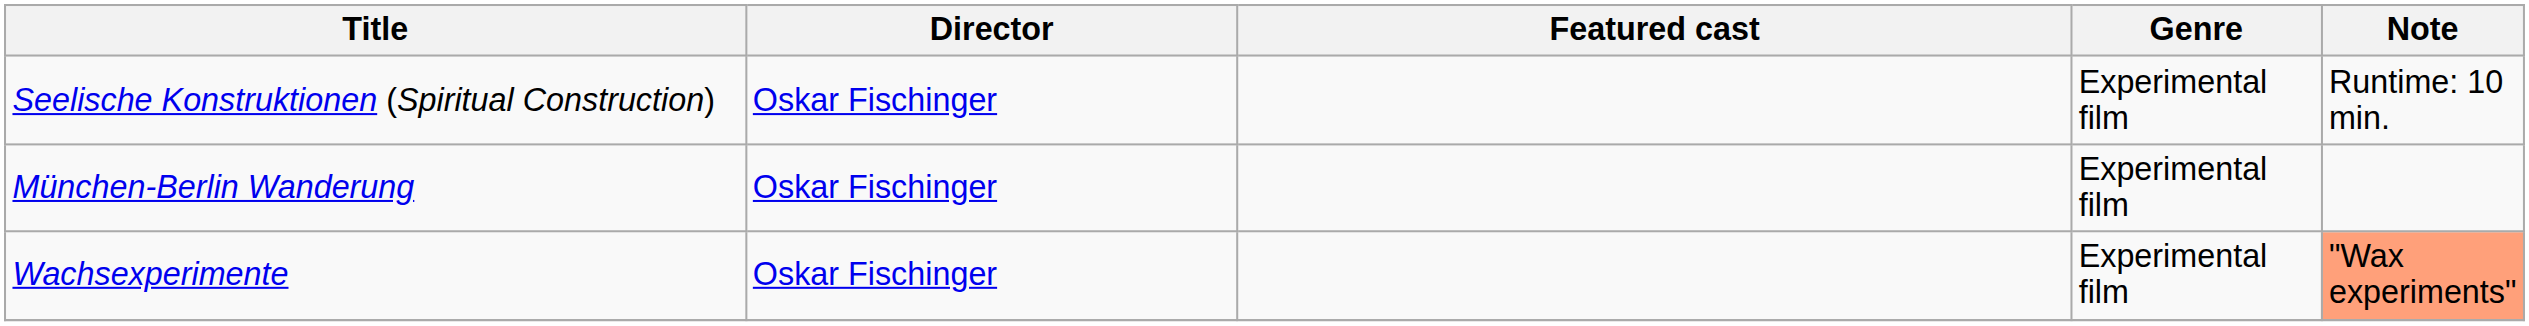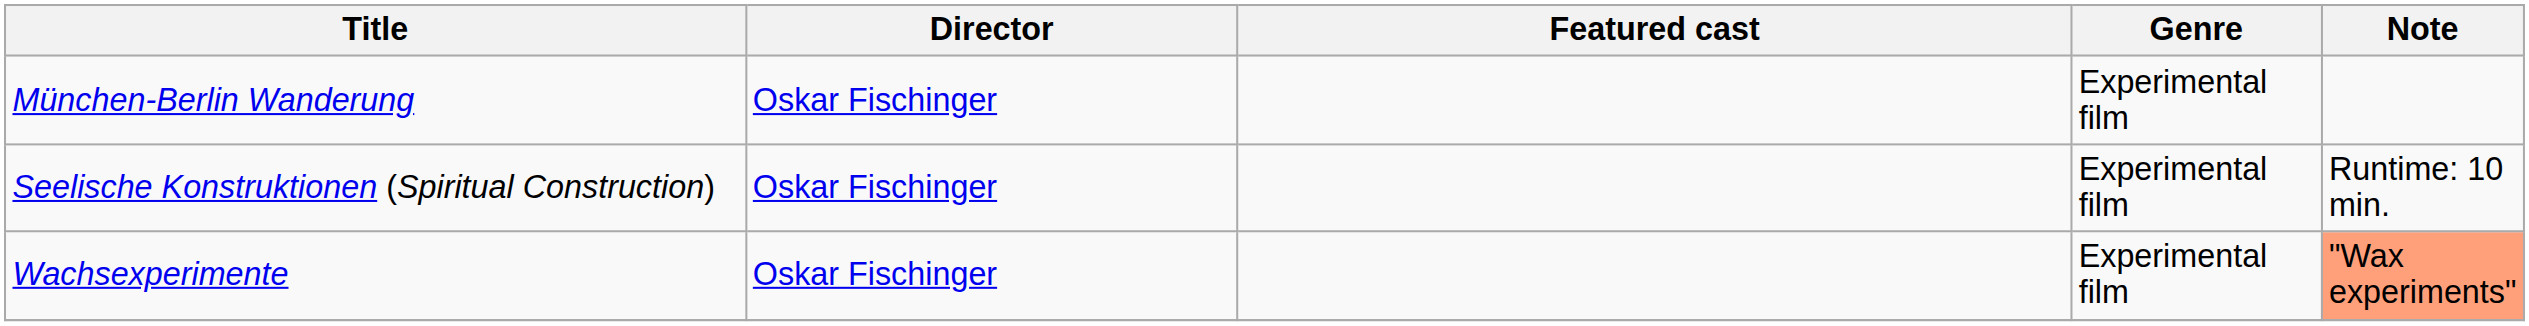rows swapped: (213, 187) <-> (364, 99)
